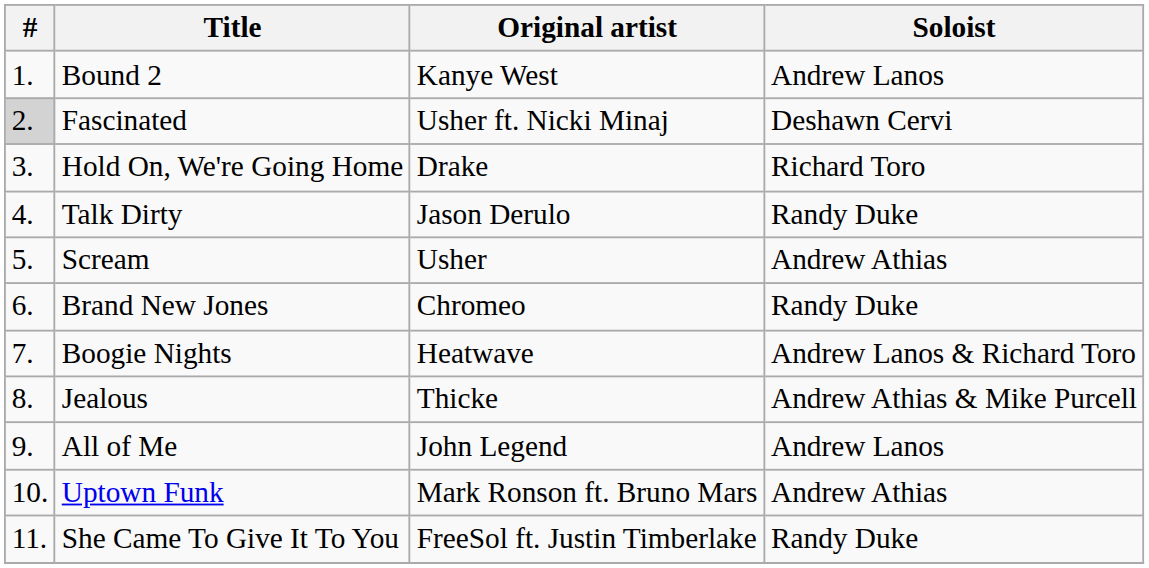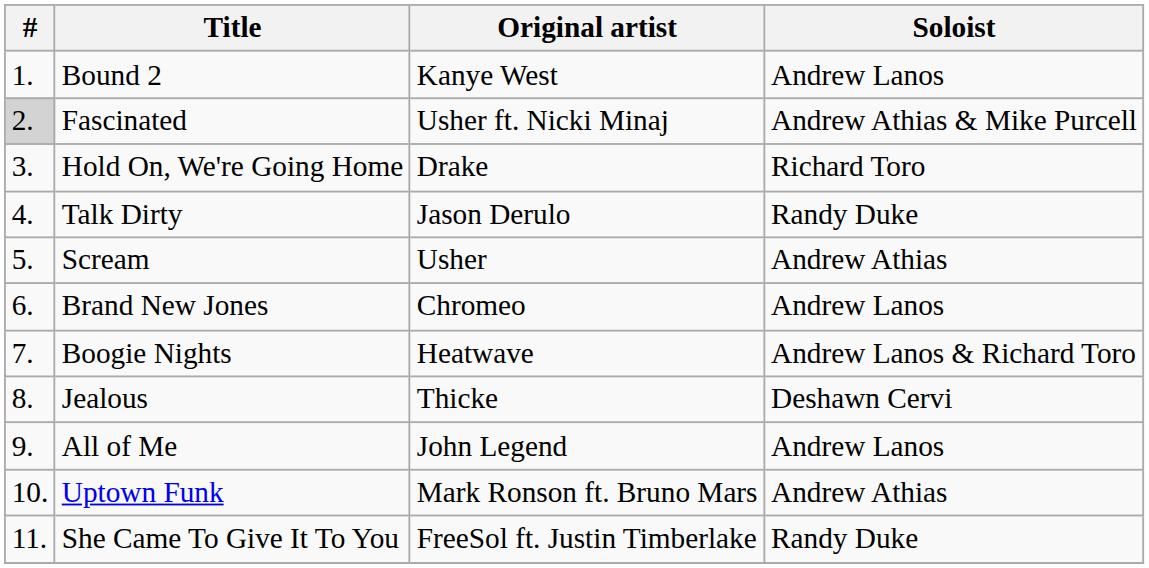(862, 120) Deshawn Cervi -> (954, 120) Andrew Athias & Mike Purcell
(845, 306) Randy Duke -> (858, 306) Andrew Lanos
(954, 399) Andrew Athias & Mike Purcell -> (862, 399) Deshawn Cervi
